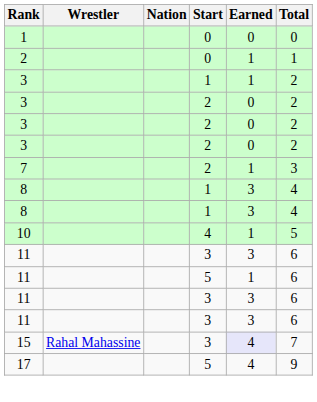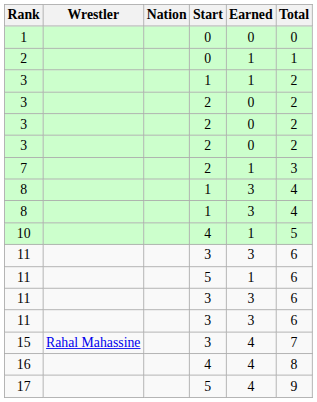(251, 342) lavender background -> (251, 342) no background
+ row: (24, 364)
